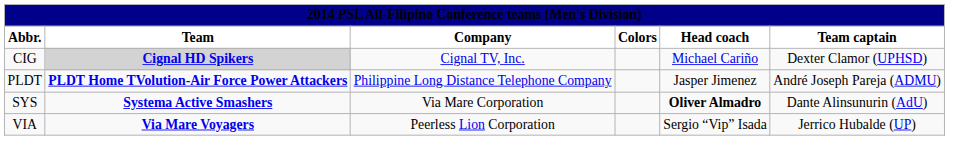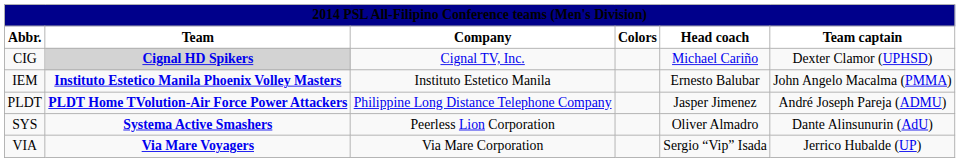+ row: (25, 80)
(483, 102) Via Mare Corporation -> (483, 124) Peerless Lion Corporation
(715, 102) bold -> (715, 124) normal
(483, 124) Peerless Lion Corporation -> (483, 146) Via Mare Corporation
